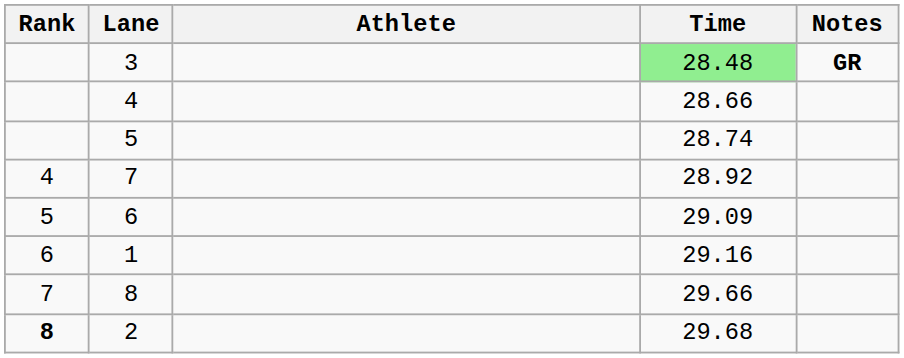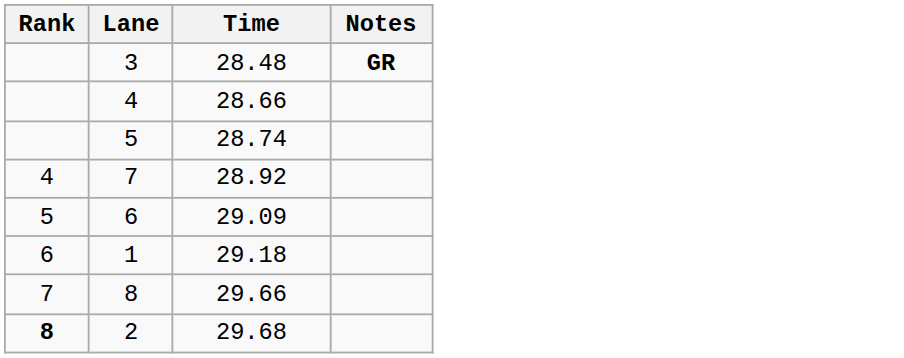- column: (406, 24)
(718, 63) lightgreen background -> (251, 63) no background
(718, 256) 29.16 -> (251, 256) 29.18
